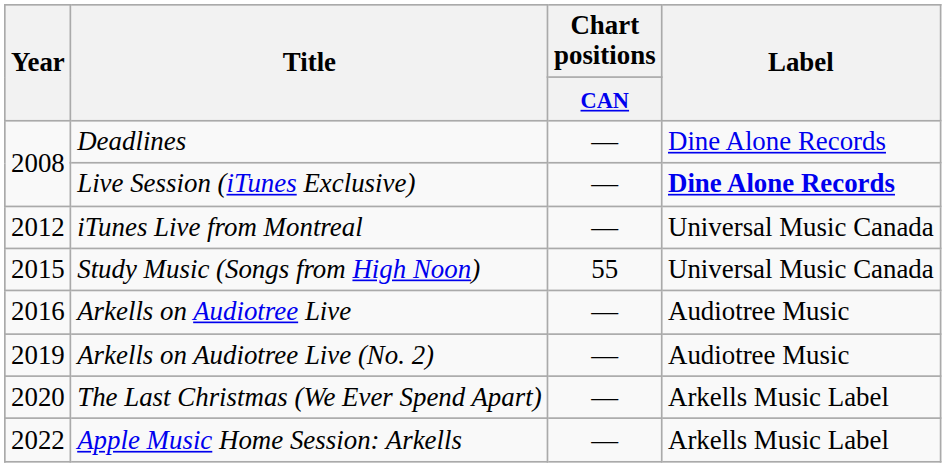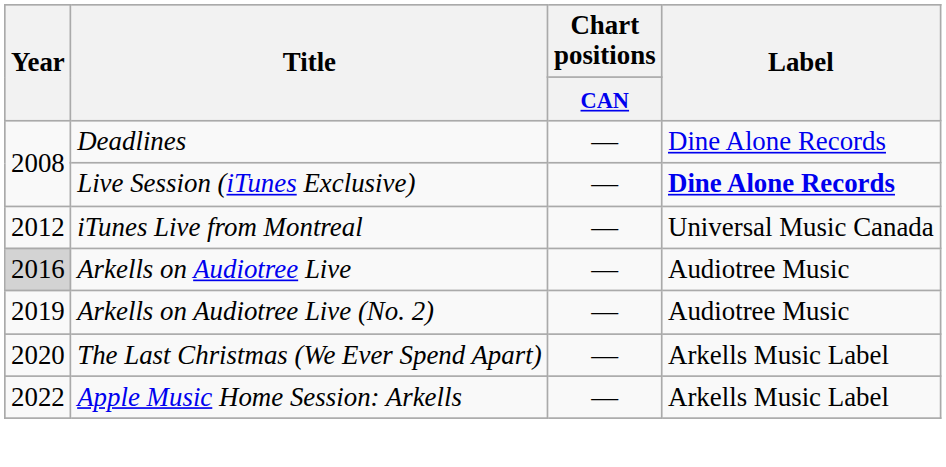- row: (279, 269)
(38, 311) no background -> (38, 269) lightgrey background
